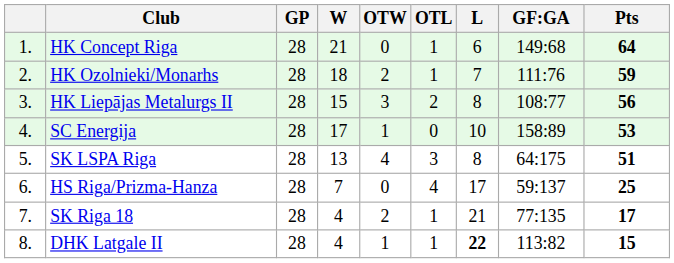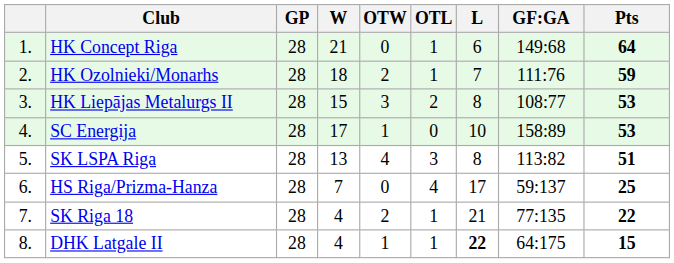(627, 103) 56 -> (627, 103) 53
(541, 159) 64:175 -> (541, 159) 113:82
(627, 215) 17 -> (627, 215) 22
(541, 243) 113:82 -> (541, 243) 64:175
